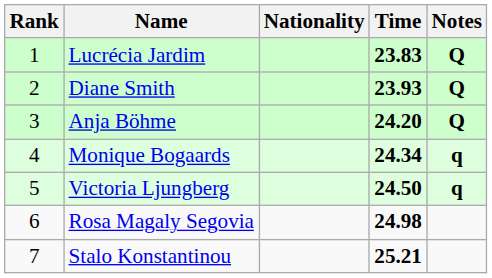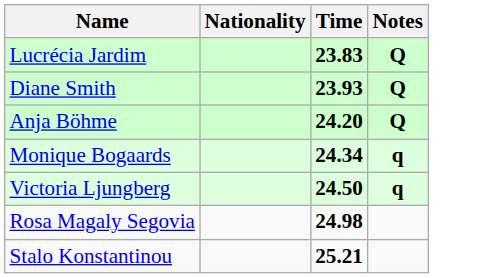- column: (34, 21)
